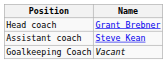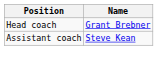- row: (49, 52)
